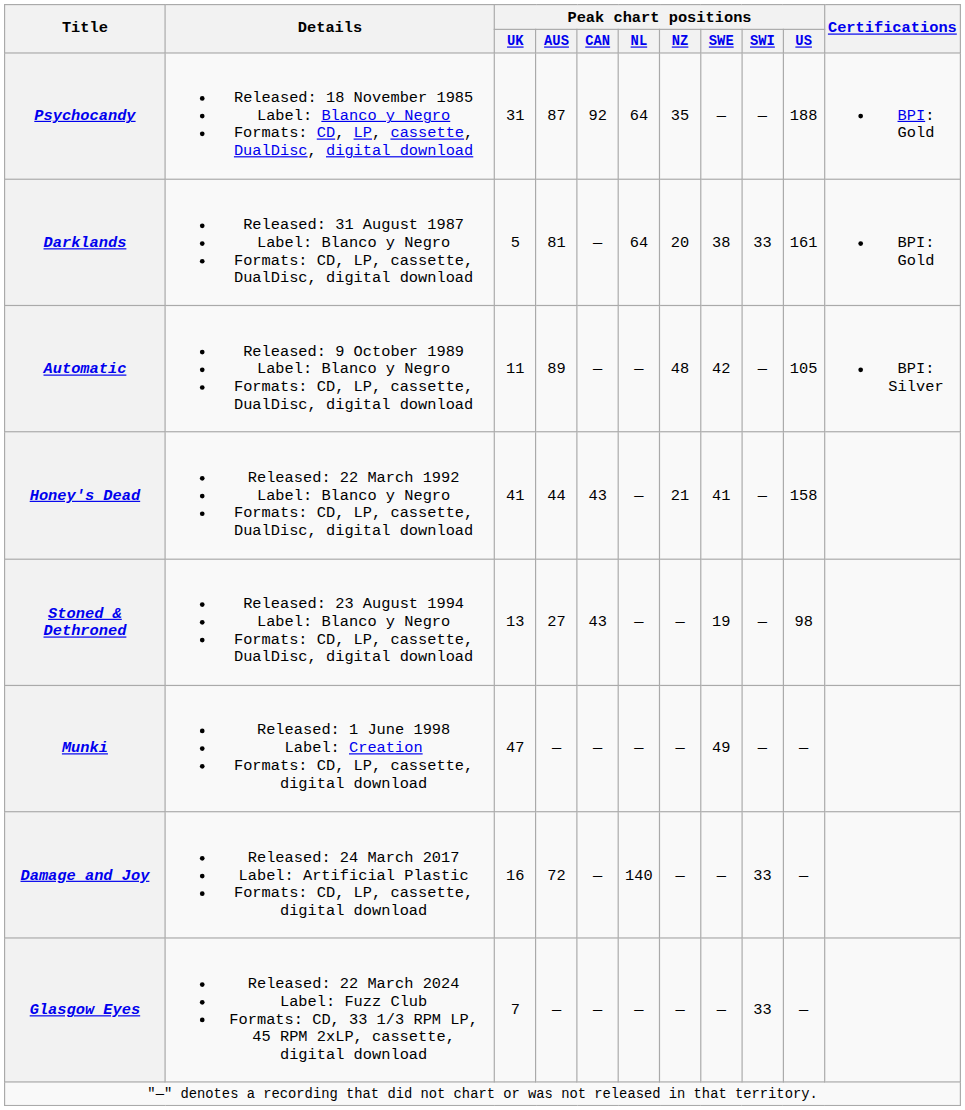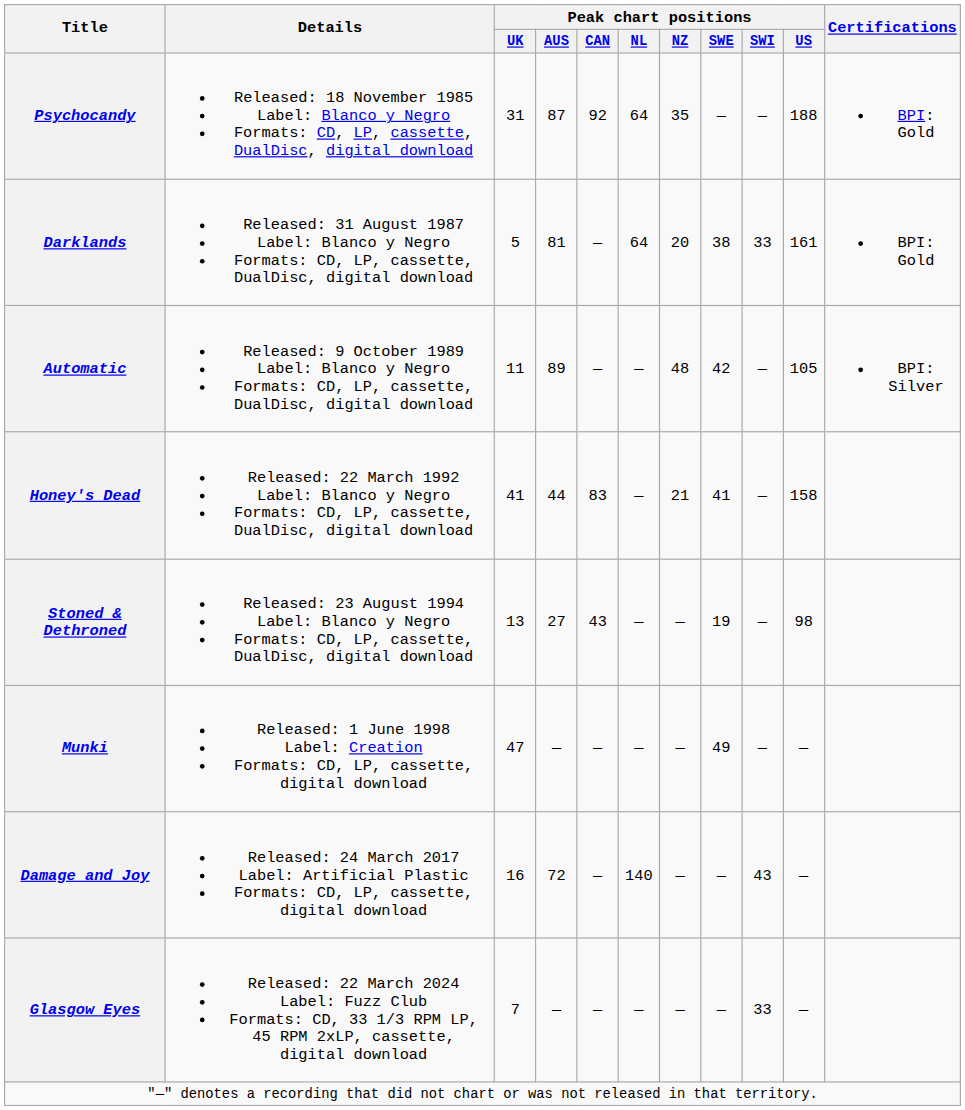(598, 495) 43 -> (598, 495) 83
(762, 875) 33 -> (762, 875) 43
